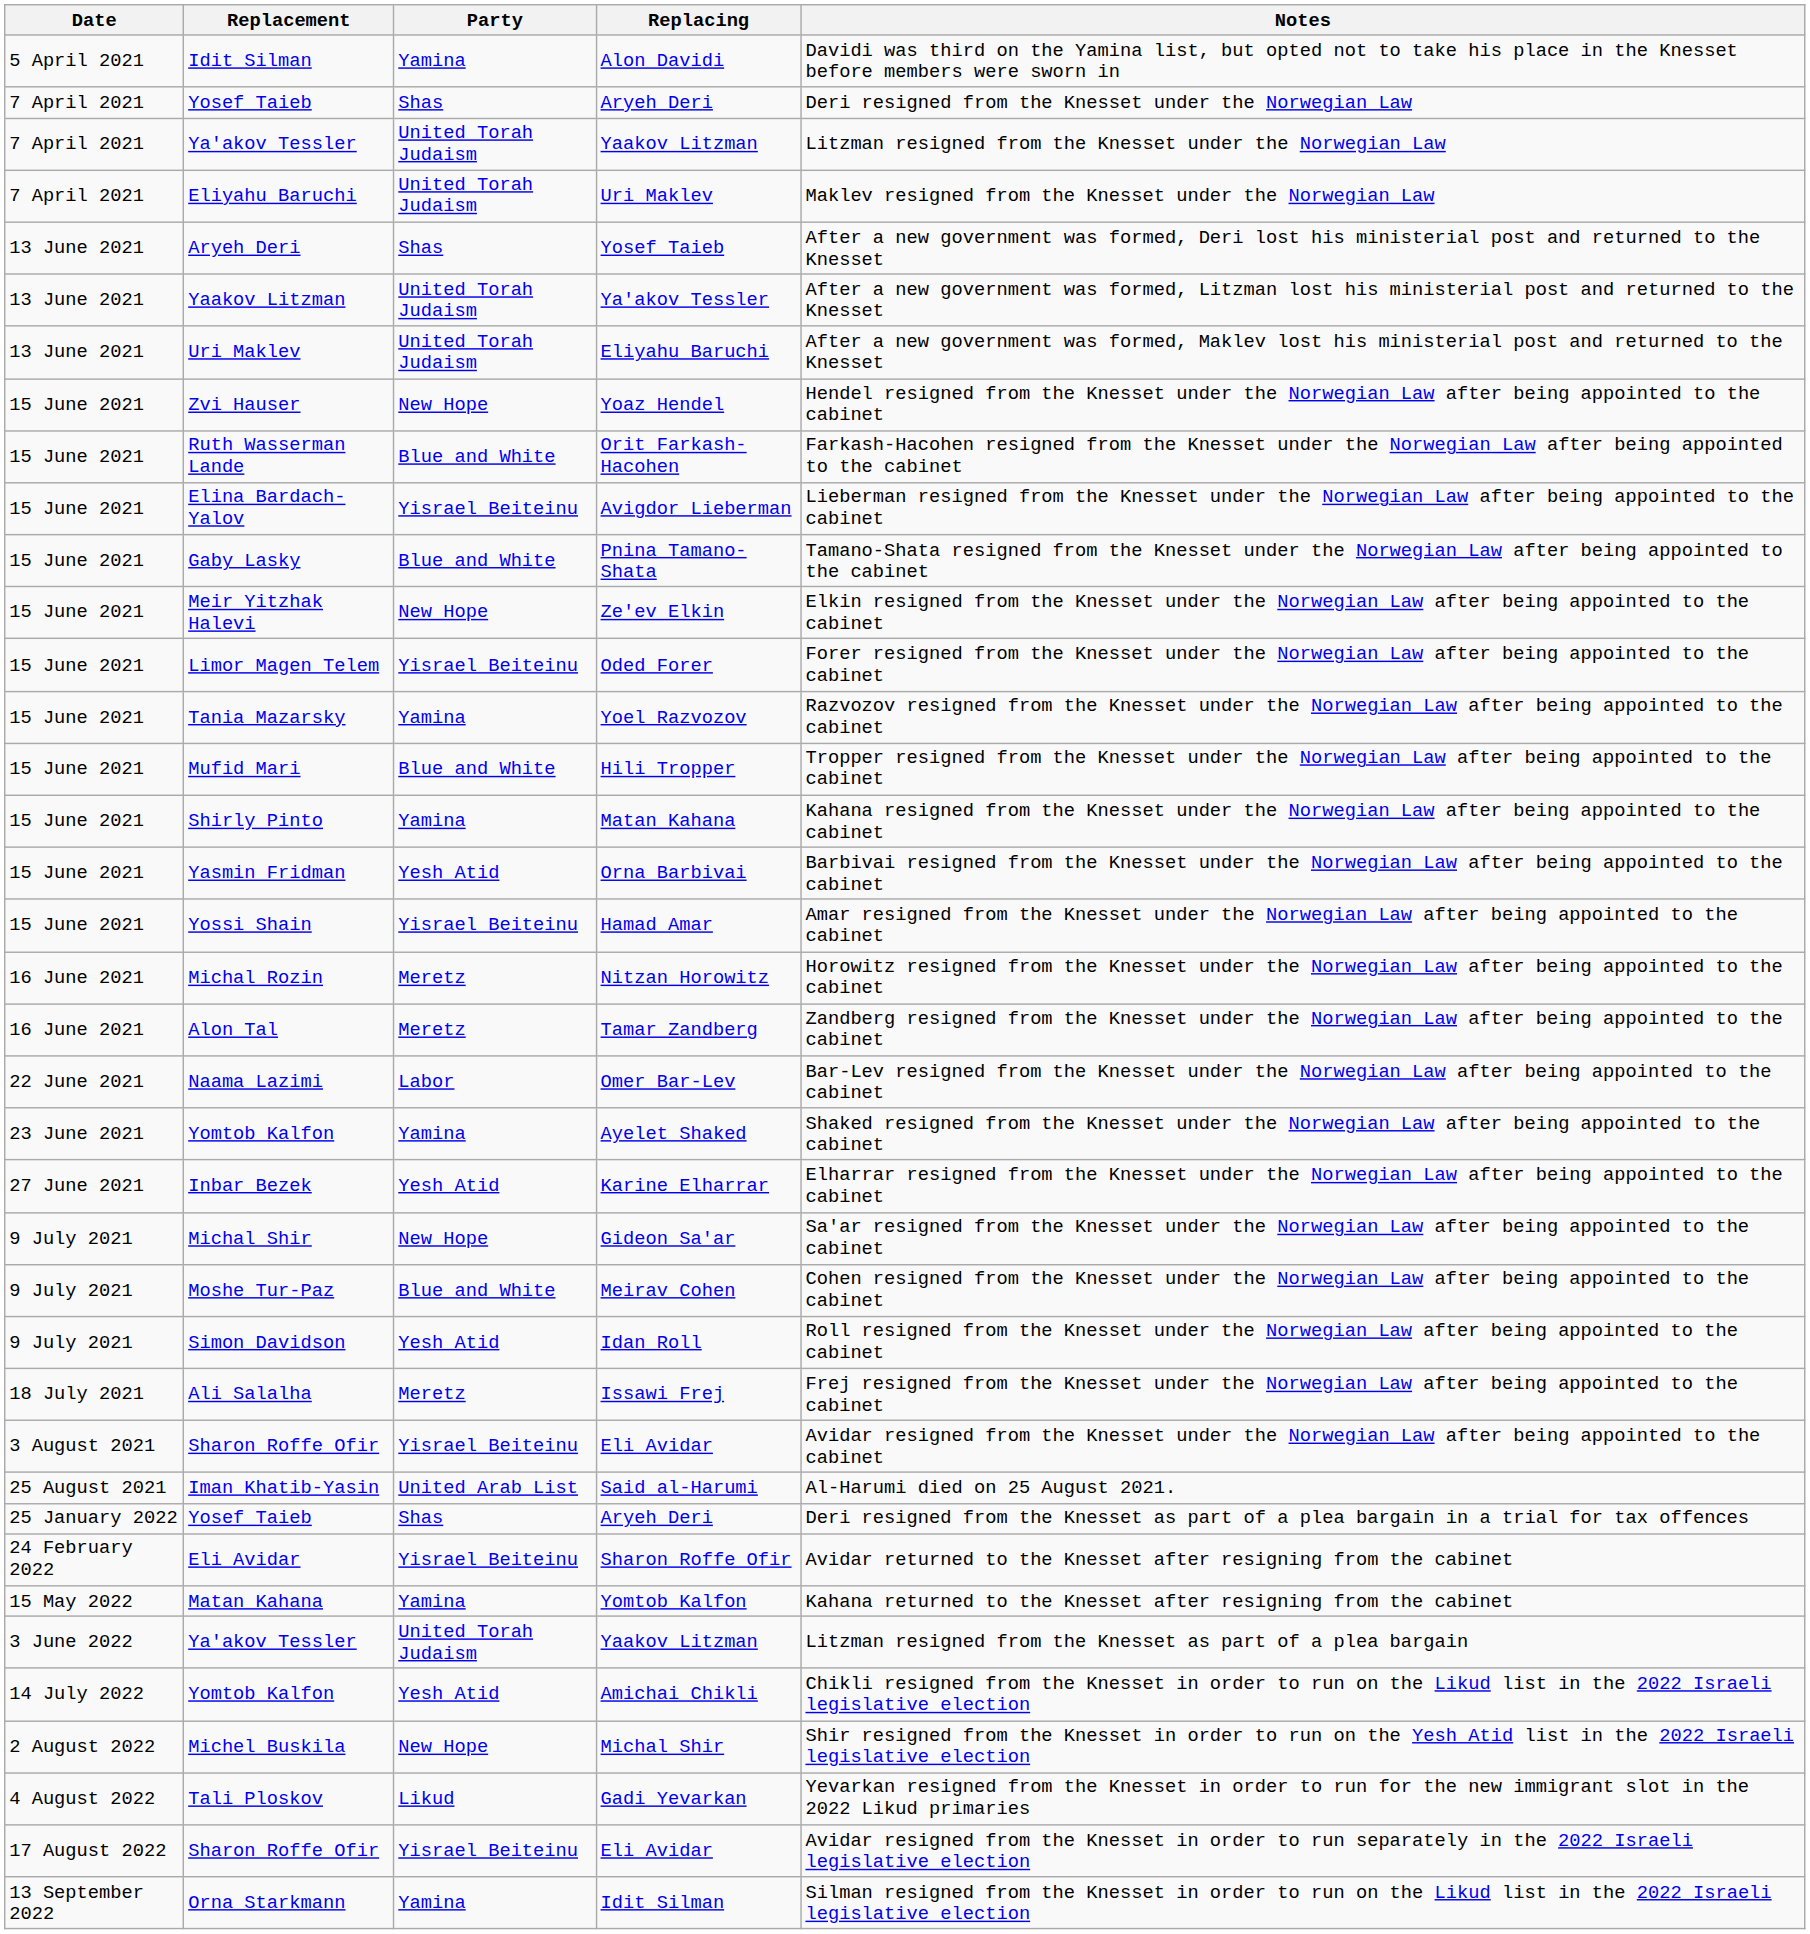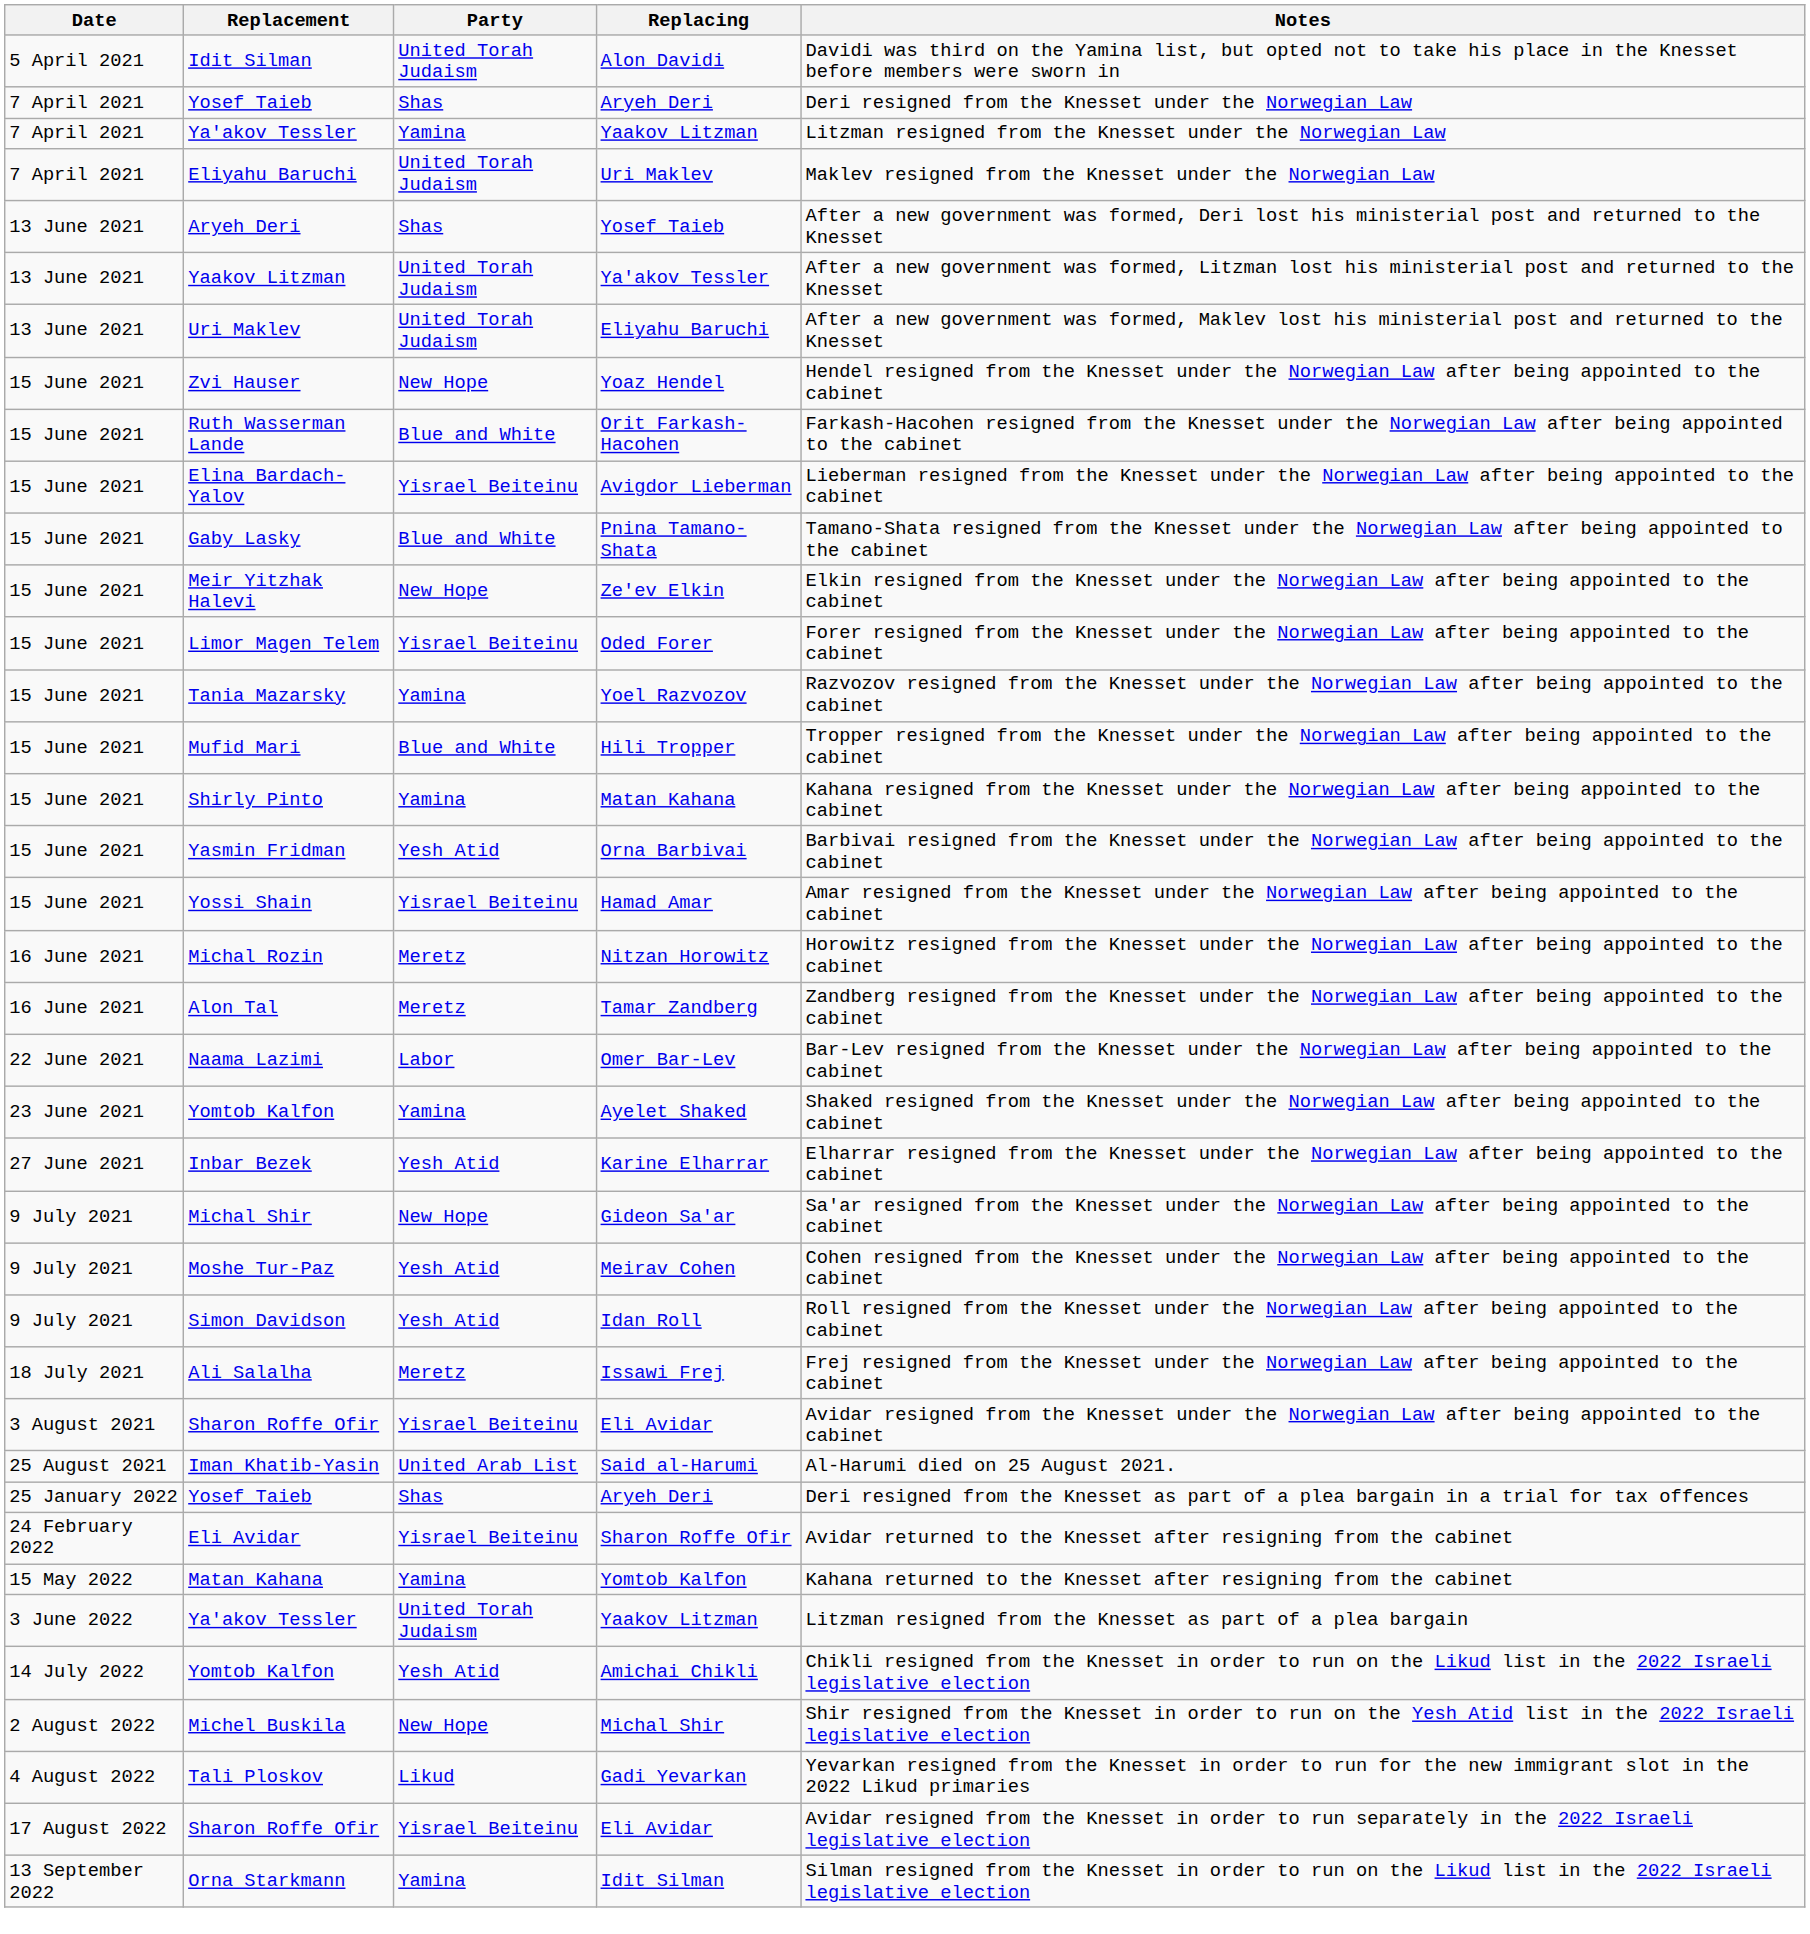(432, 61) Yamina -> (466, 61) United Torah Judaism
(466, 144) United Torah Judaism -> (432, 133) Yamina
(477, 1290) Blue and White -> (449, 1269) Yesh Atid
